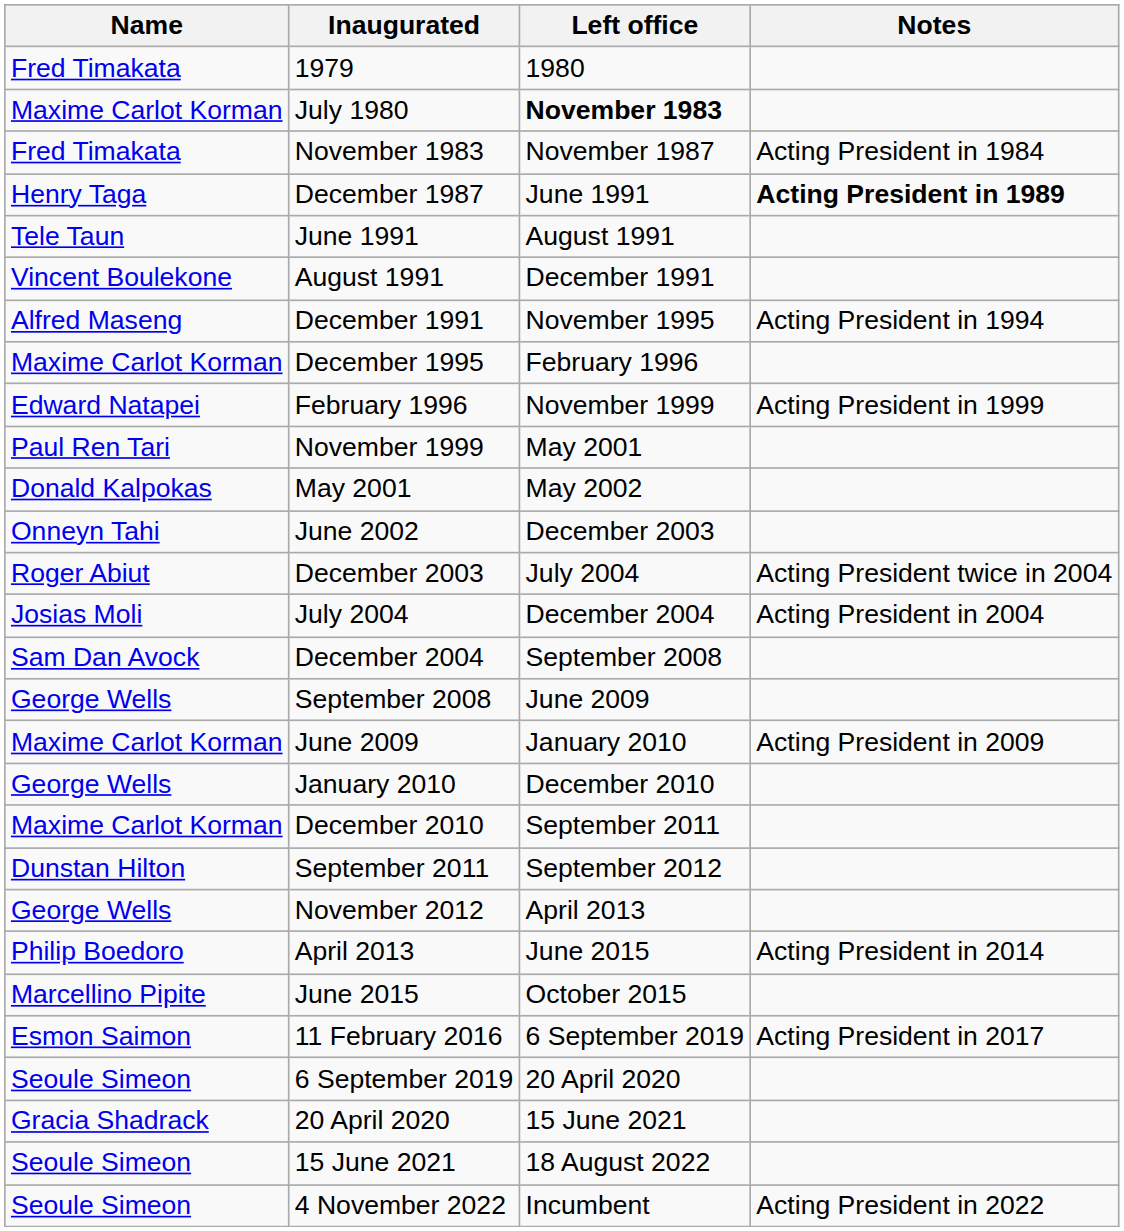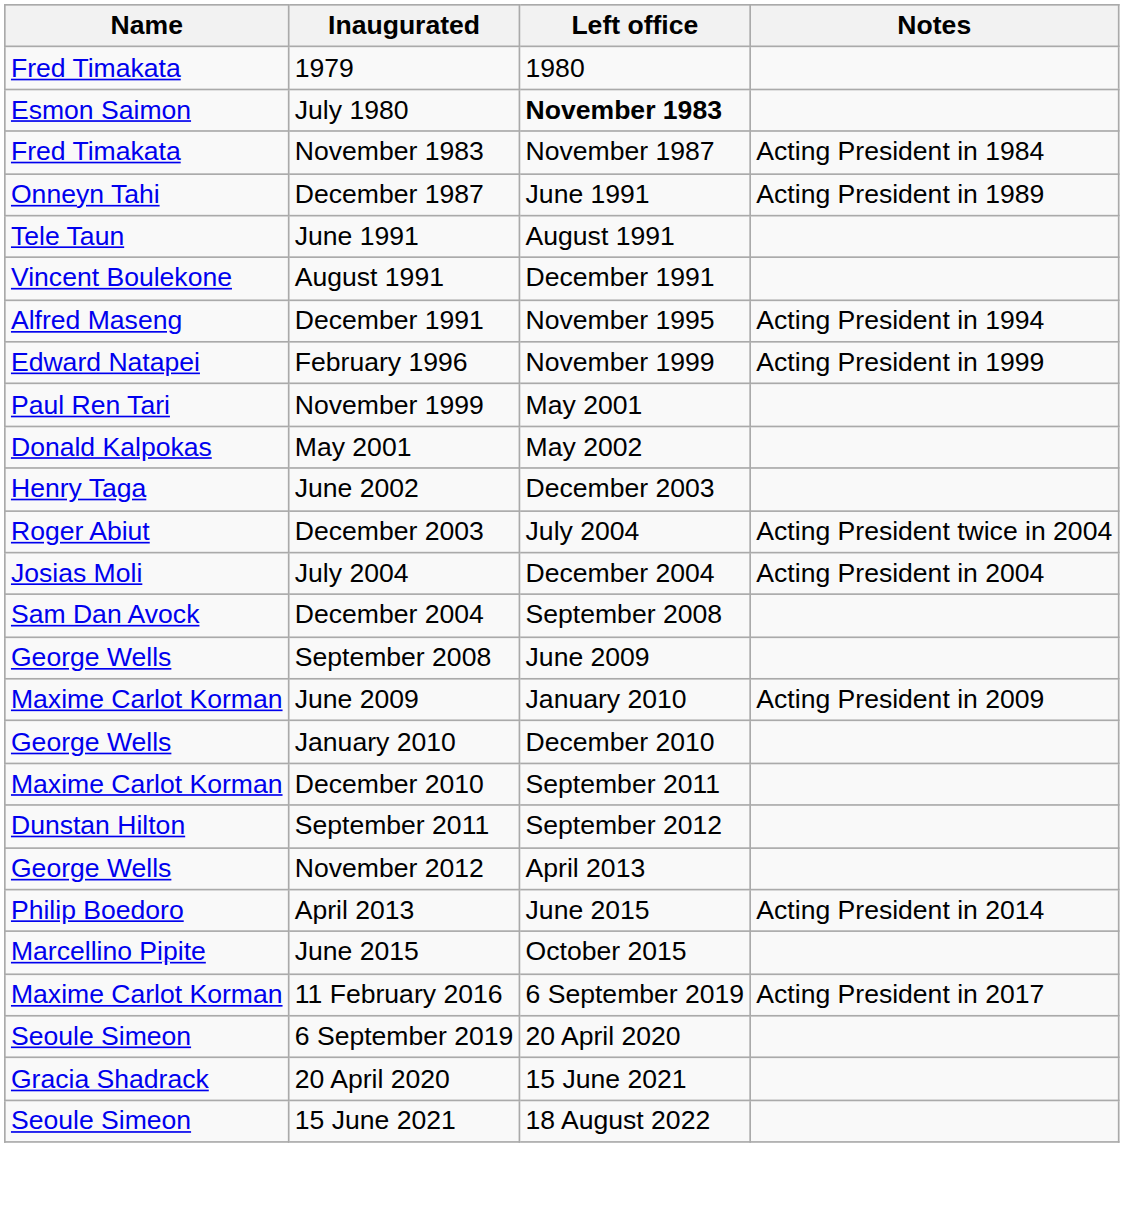(147, 109) Maxime Carlot Korman -> (101, 109) Esmon Saimon
(79, 194) Henry Taga -> (85, 194) Onneyn Tahi
(911, 194) bold -> (900, 194) normal
- row: (389, 362)
(85, 531) Onneyn Tahi -> (79, 488) Henry Taga
(101, 1036) Esmon Saimon -> (147, 994) Maxime Carlot Korman
- row: (400, 1204)
